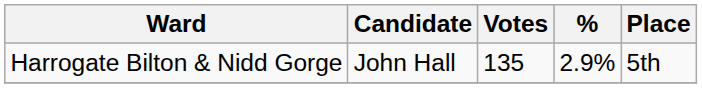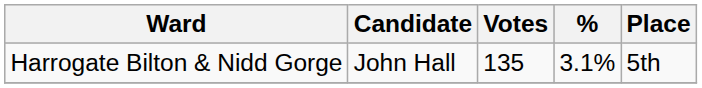(587, 62) 2.9% -> (587, 62) 3.1%
